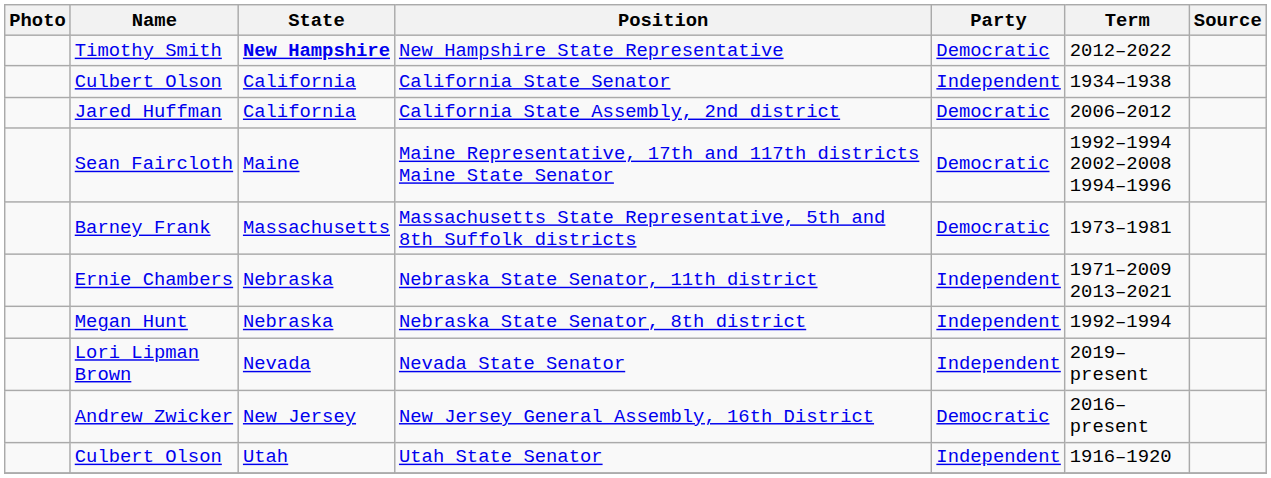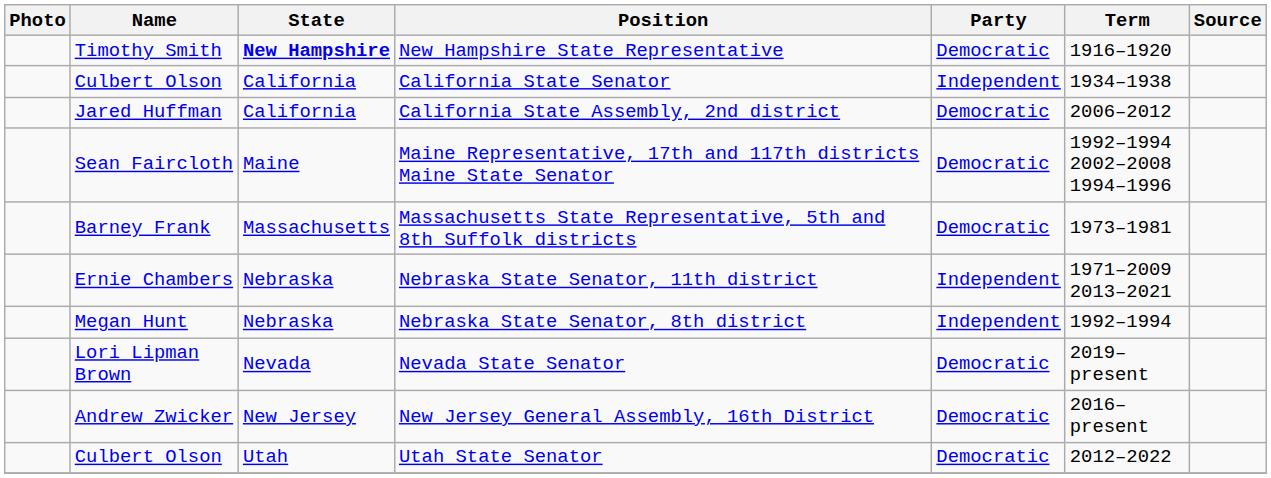(1121, 51) 2012–2022 -> (1121, 51) 1916–1920
(999, 364) Independent -> (993, 364) Democratic
(999, 458) Independent -> (993, 458) Democratic
(1121, 458) 1916–1920 -> (1121, 458) 2012–2022
